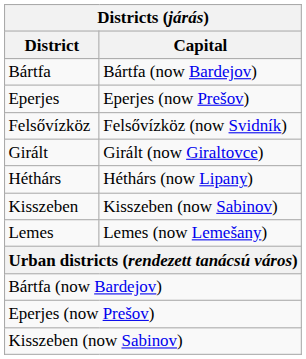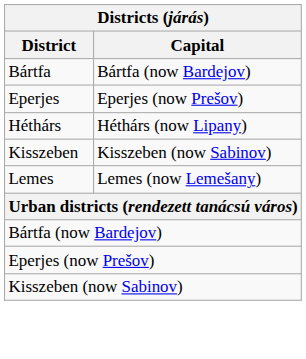- row: (49, 125)
- row: (28, 152)
